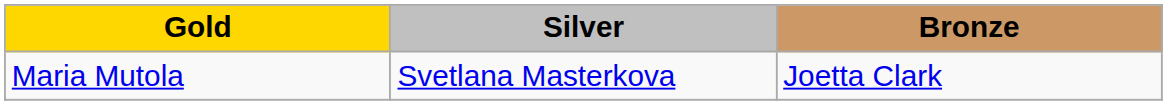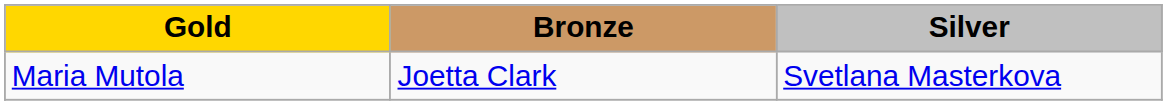columns swapped: (584, 28) <-> (969, 28)
